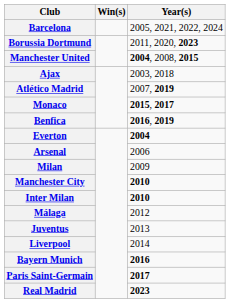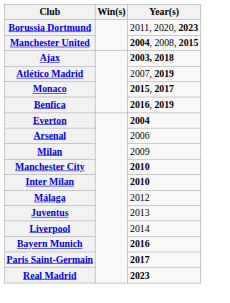- row: (50, 27)
(152, 74) normal -> (152, 58) bold
